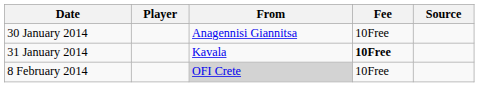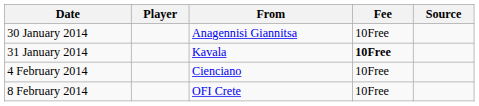+ row: (47, 71)
(217, 71) lightgrey background -> (217, 91) no background
